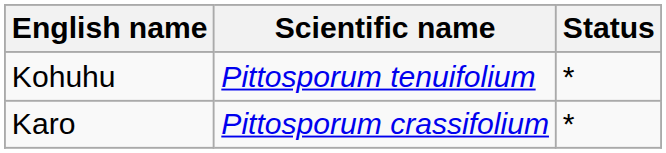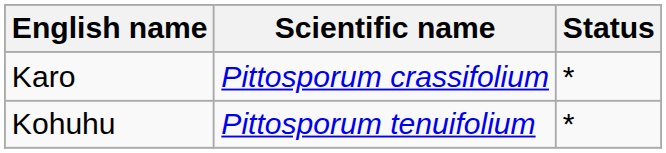rows swapped: (44, 123) <-> (64, 76)
